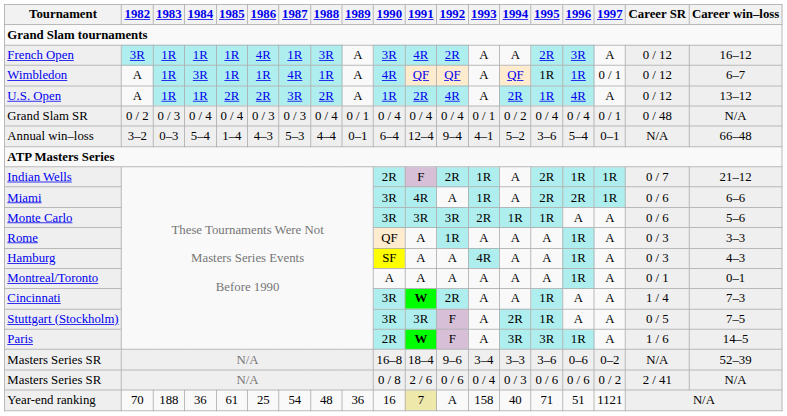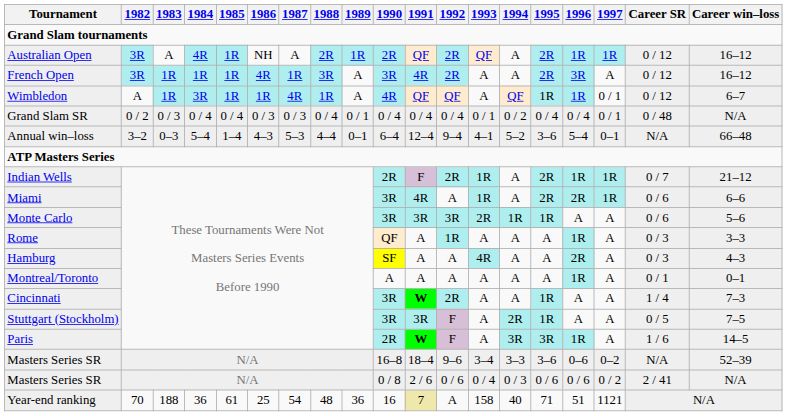+ row: (49, 55)
- row: (34, 95)
(578, 258) 1R -> (578, 258) 2R
